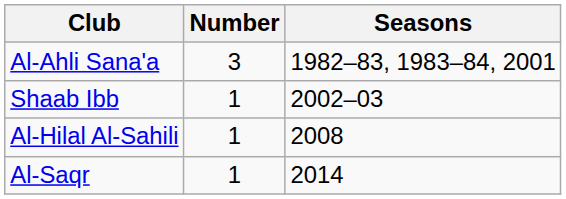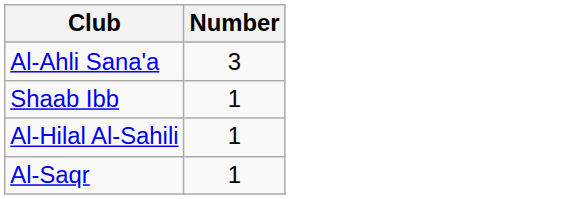- column: (423, 23)
